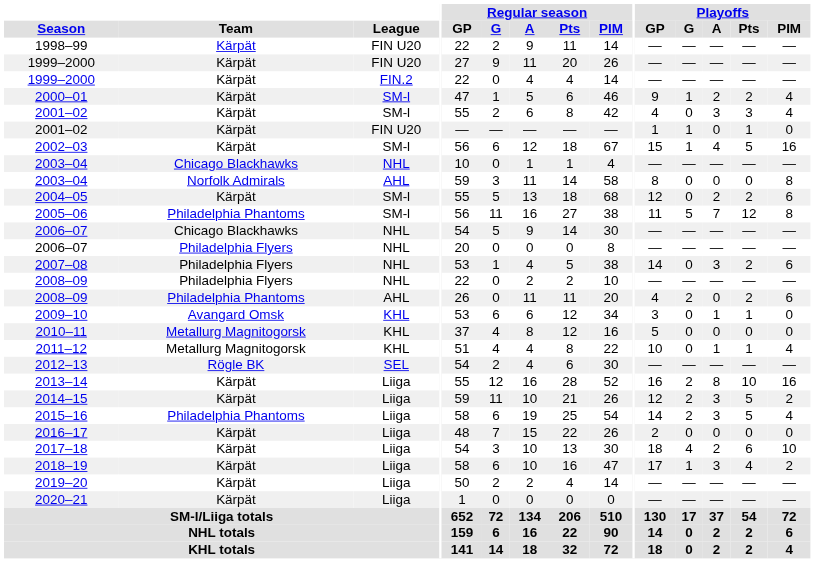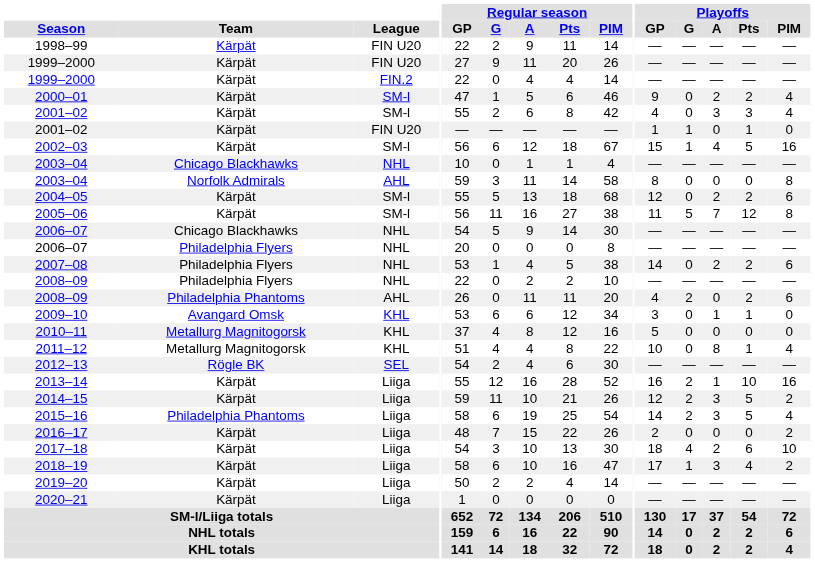(689, 96) 1 -> (689, 96) 0
(236, 214) Philadelphia Phantoms -> (236, 214) Kärpät
(717, 264) 3 -> (717, 264) 2
(717, 348) 1 -> (717, 348) 8
(717, 382) 8 -> (717, 382) 1
(789, 432) 0 -> (789, 432) 2
